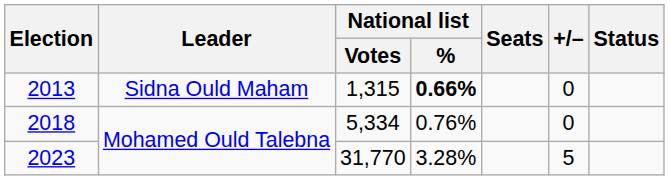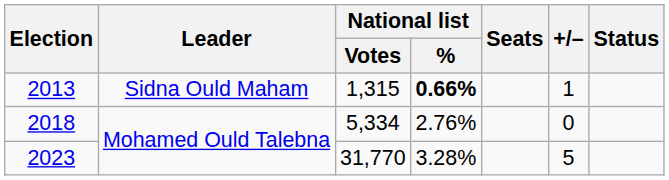(568, 89) 0 -> (568, 89) 1
(446, 123) 0.76% -> (446, 123) 2.76%
